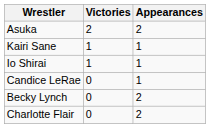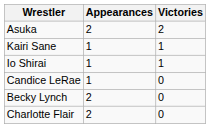columns swapped: (108, 13) <-> (169, 13)
